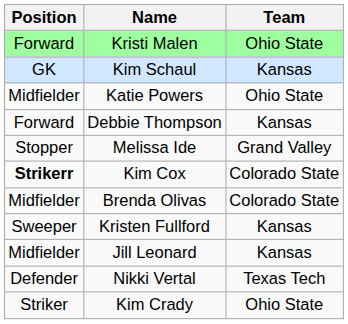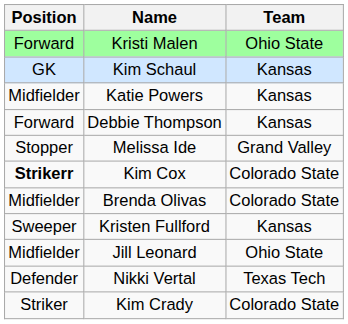(284, 95) Ohio State -> (284, 95) Kansas
(284, 252) Kansas -> (284, 252) Ohio State
(284, 305) Ohio State -> (284, 305) Colorado State
